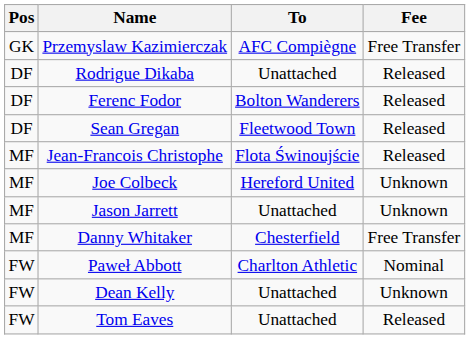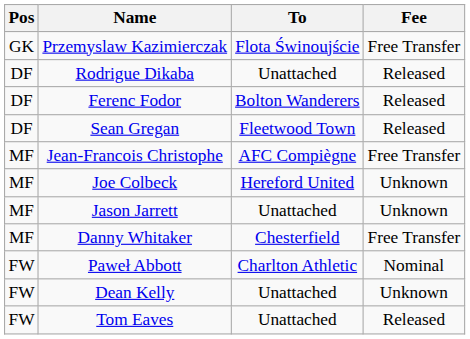(297, 45) AFC Compiègne -> (297, 45) Flota Świnoujście
(297, 155) Flota Świnoujście -> (297, 155) AFC Compiègne
(414, 155) Released -> (414, 155) Free Transfer
